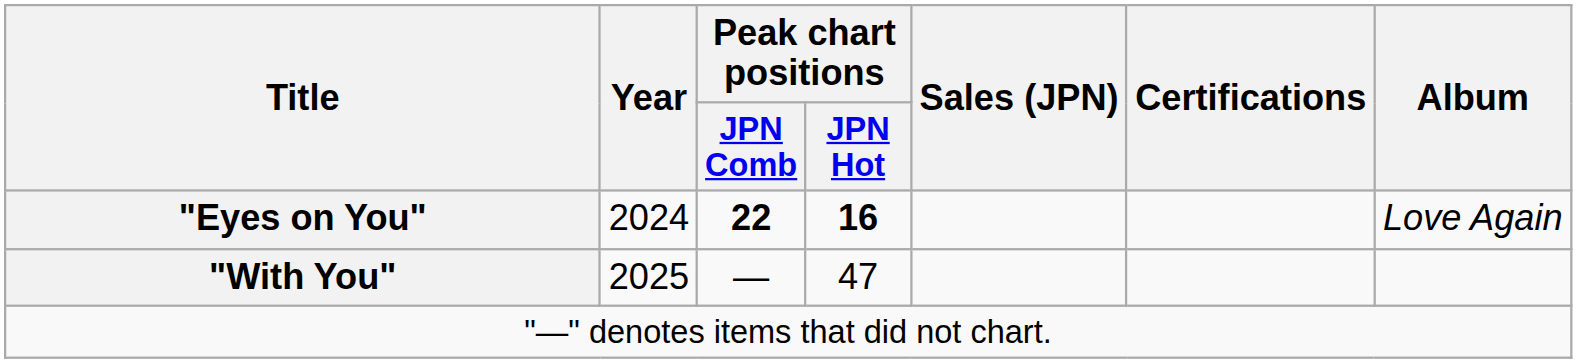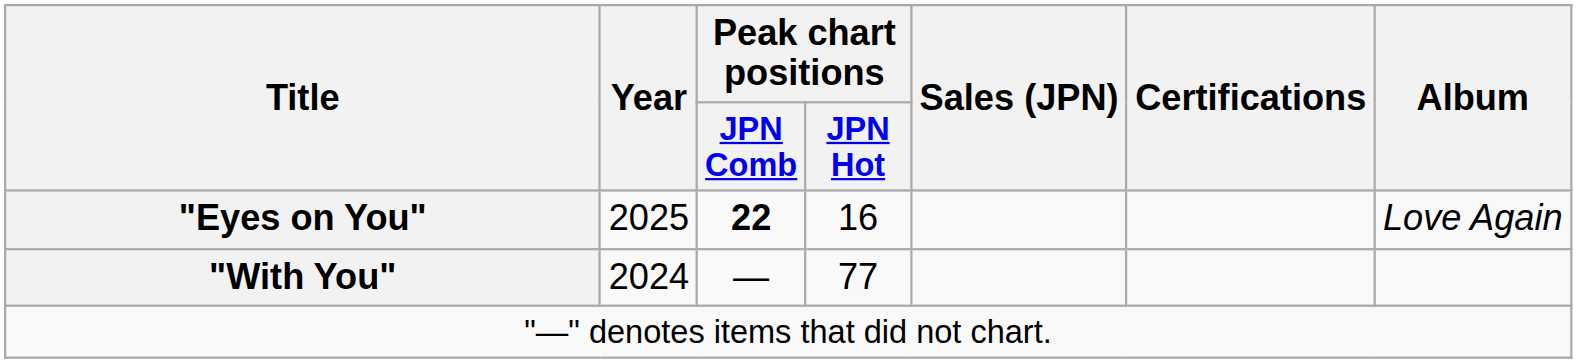(649, 218) 2024 -> (649, 218) 2025
(858, 218) bold -> (858, 218) normal
(649, 276) 2025 -> (649, 276) 2024
(858, 276) 47 -> (858, 276) 77
